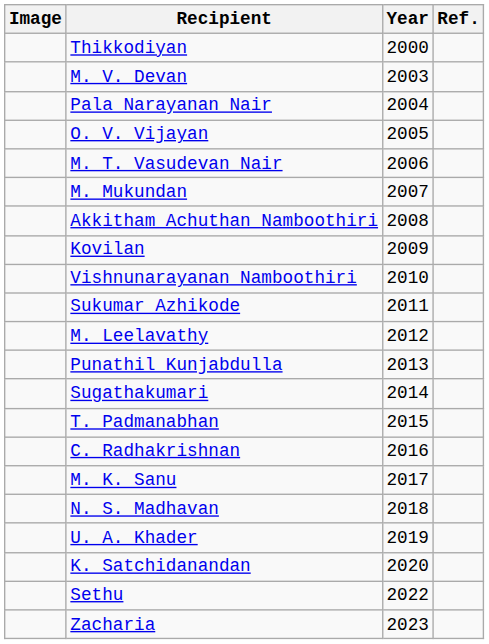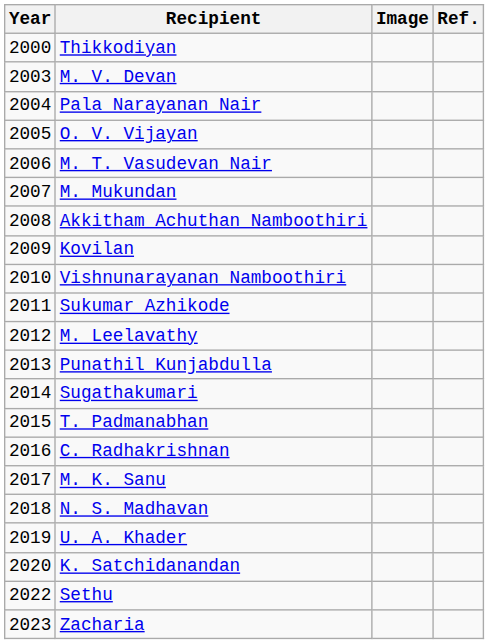columns swapped: (408, 19) <-> (35, 19)
